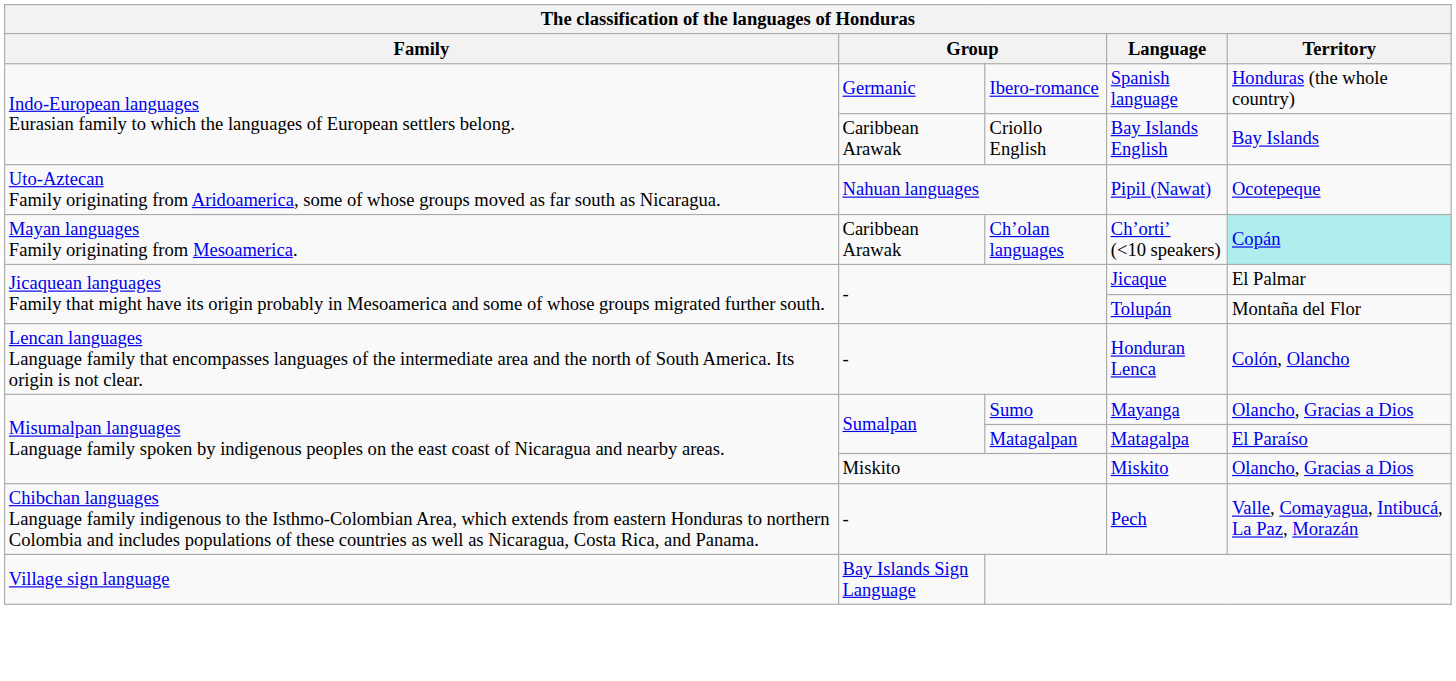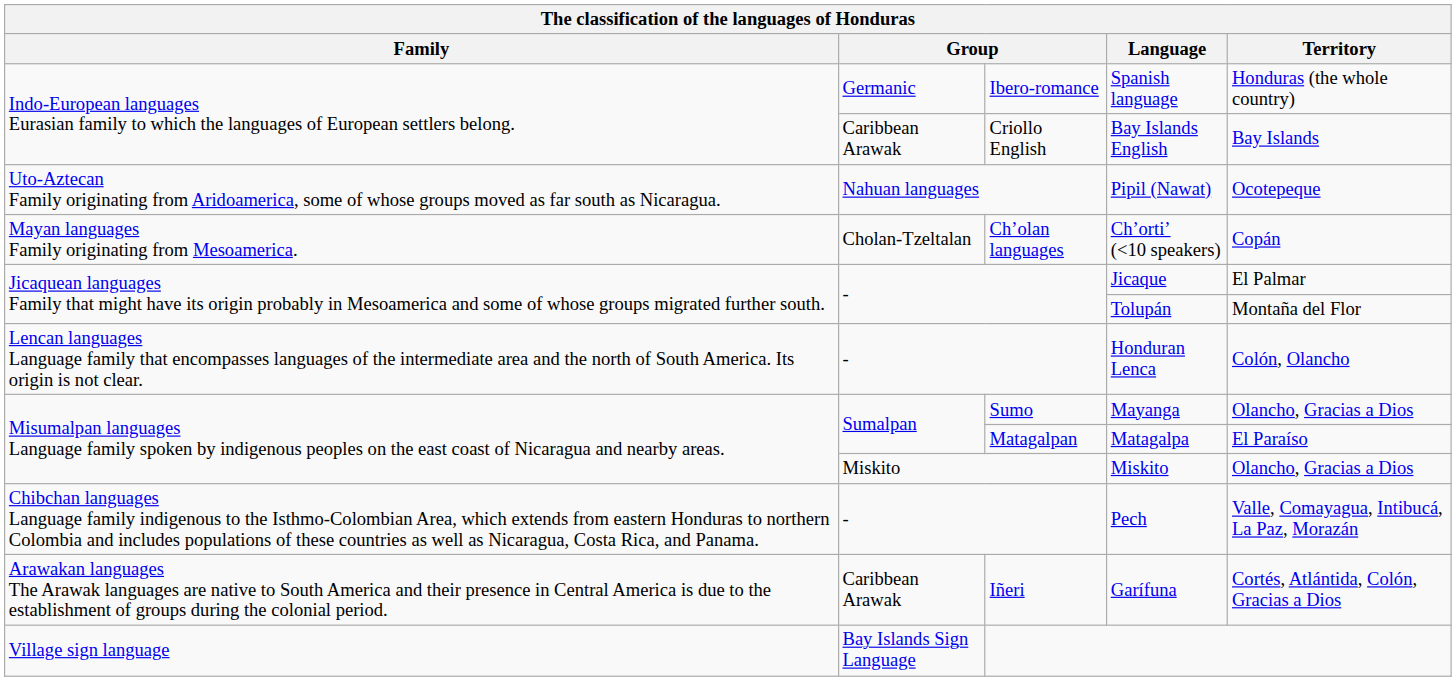(881, 239) Caribbean Arawak -> (907, 239) Cholan-Tzeltalan
(1256, 239) paleturquoise background -> (1256, 239) no background
+ row: (1144, 589)
